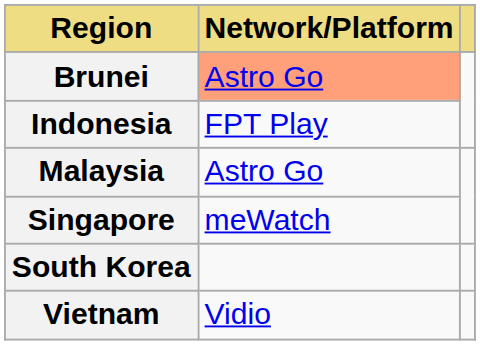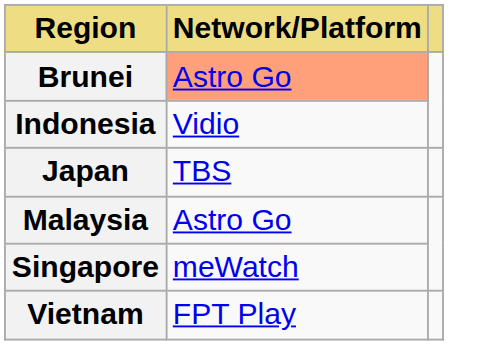(266, 123) FPT Play -> (206, 123) Vidio
+ row: (85, 171)
- row: (101, 266)
(238, 314) Vidio -> (234, 314) FPT Play
